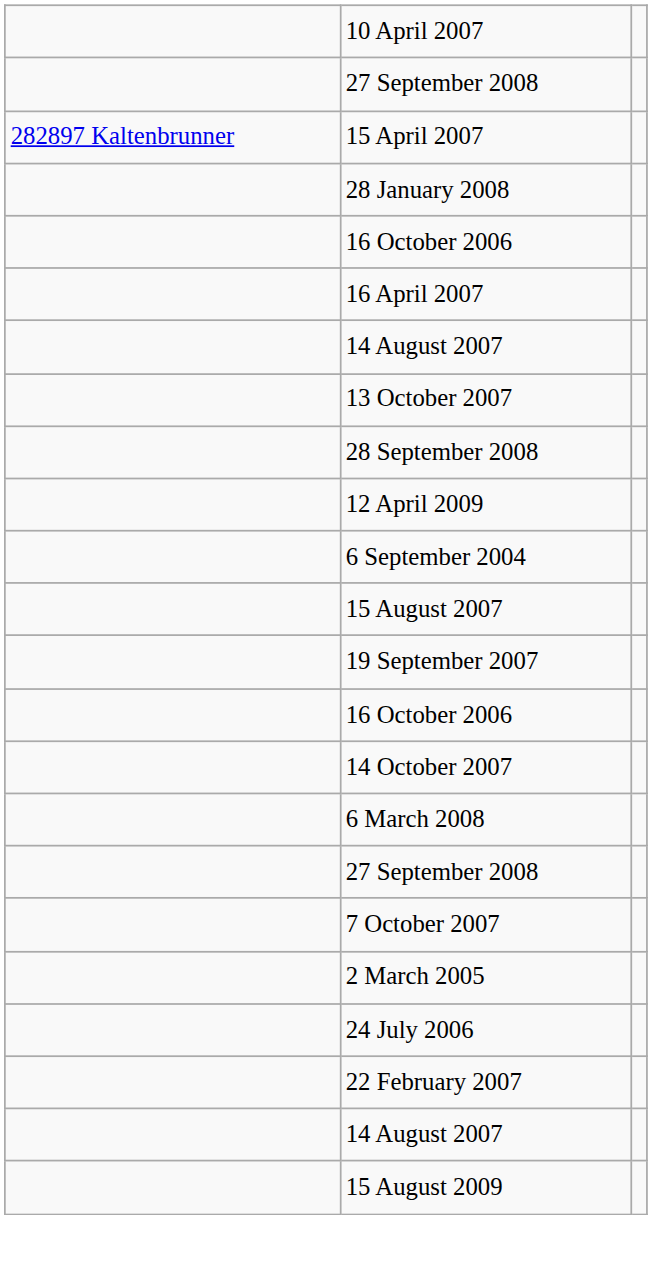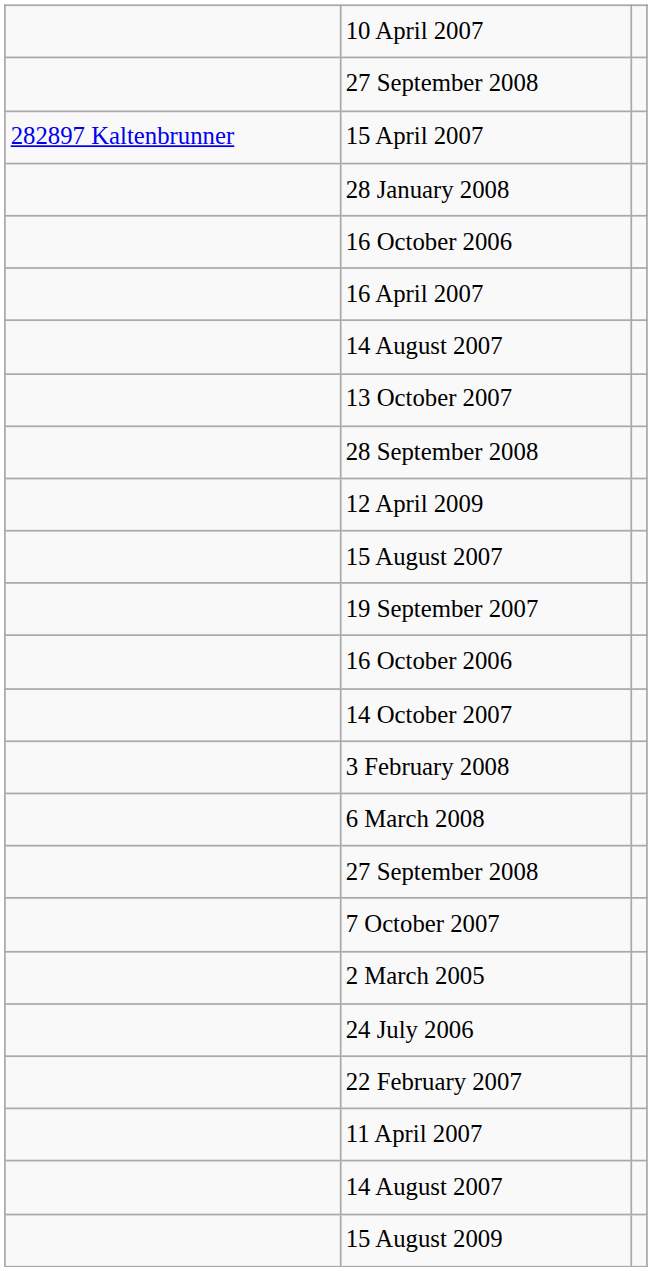- row: (172, 557)
+ row: (172, 767)
+ row: (172, 1135)
